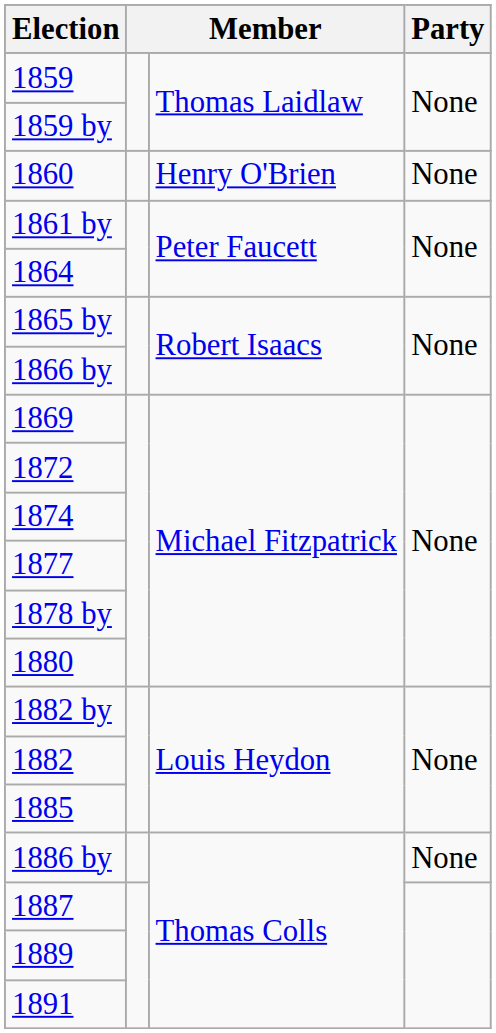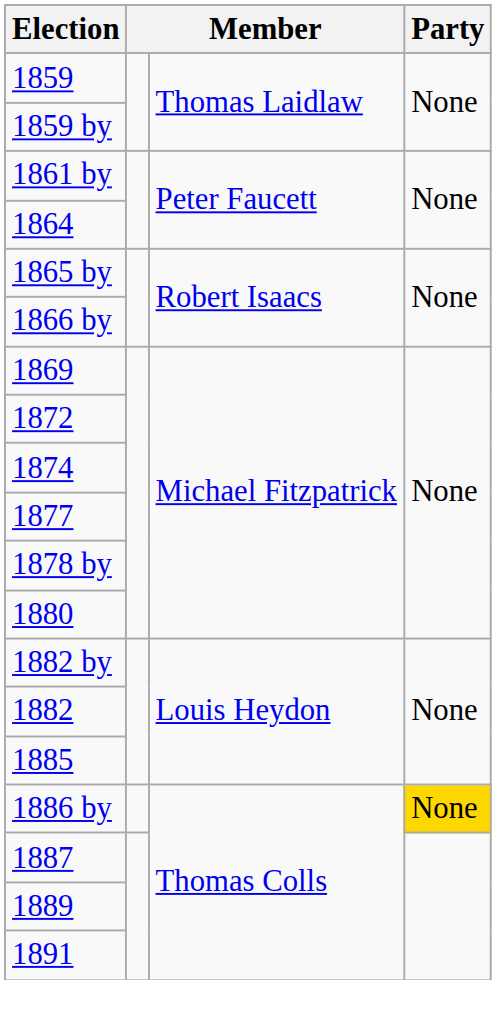- row: (43, 175)
(444, 857) no background -> (444, 808) gold background
